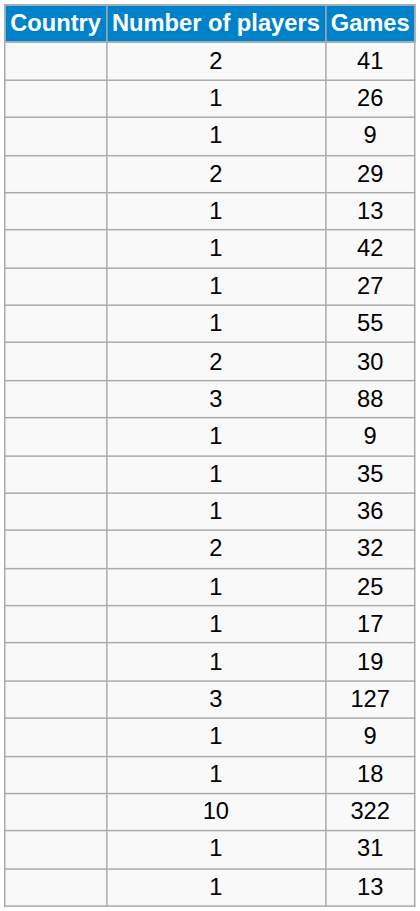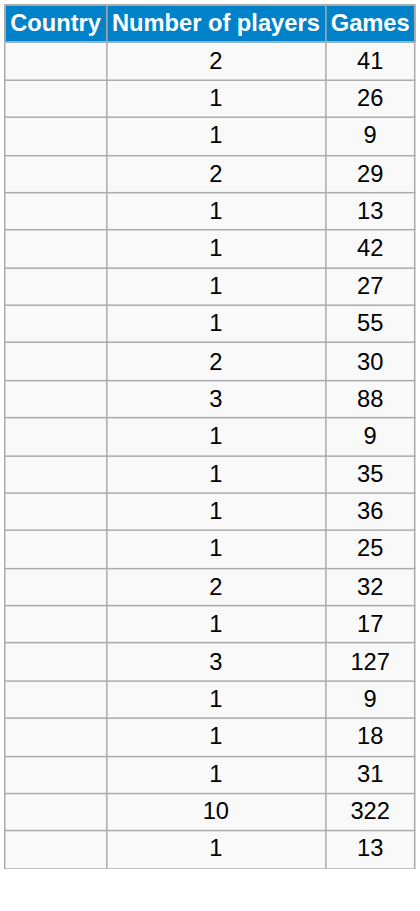rows swapped: (216, 586) <-> (216, 549)
- row: (216, 661)
rows swapped: (216, 849) <-> (216, 811)
